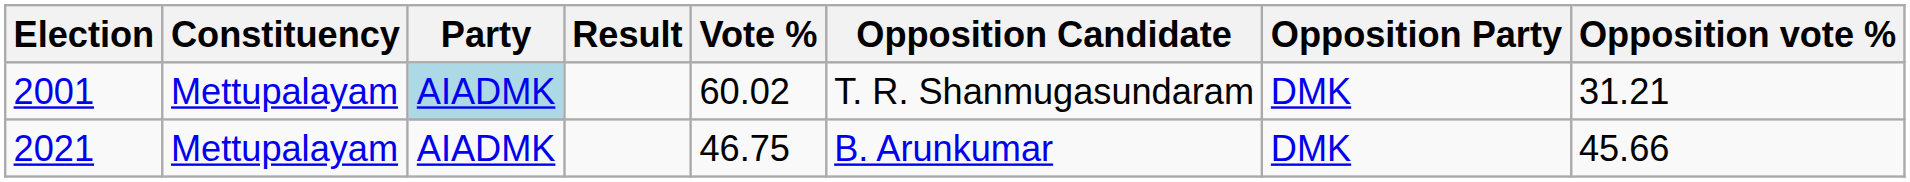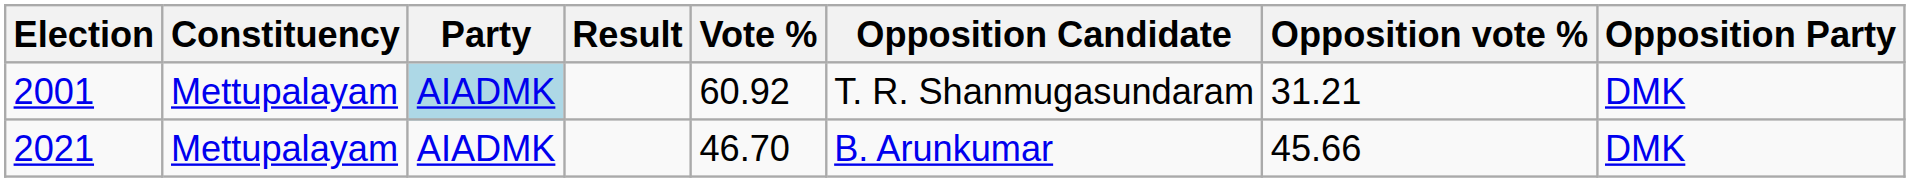columns swapped: (1416, 34) <-> (1738, 34)
(745, 91) 60.02 -> (745, 91) 60.92
(745, 149) 46.75 -> (745, 149) 46.70
